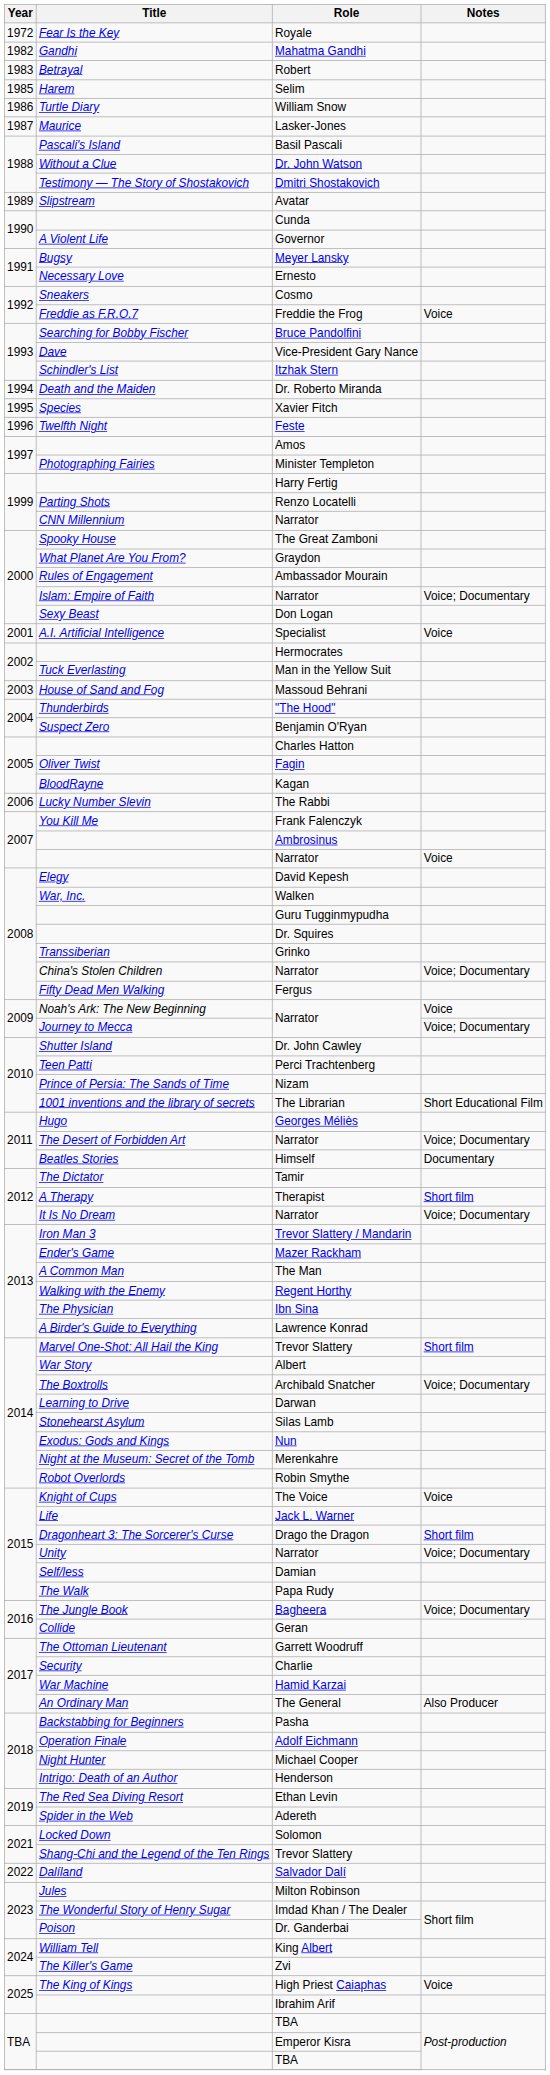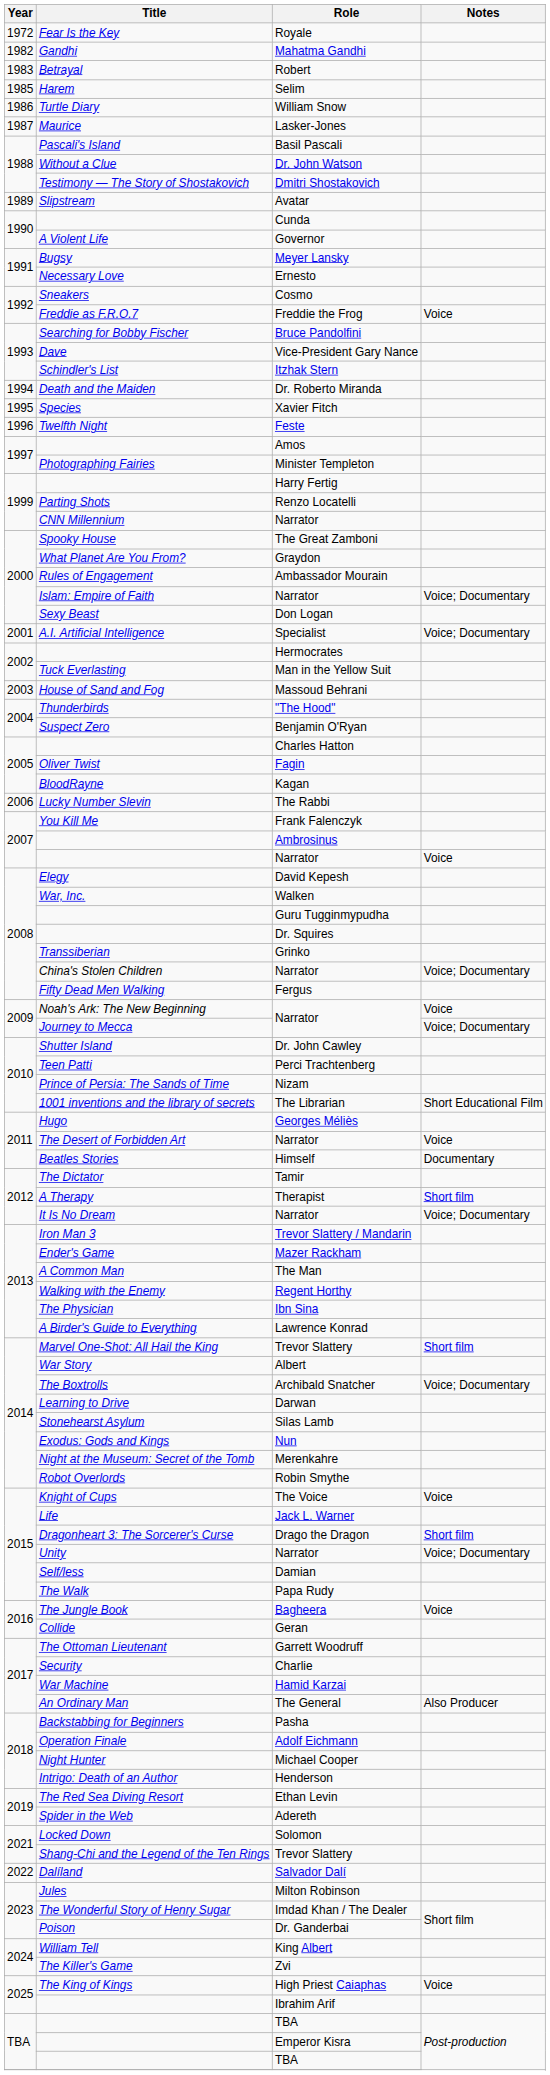(438, 633) Voice -> (477, 633) Voice; Documentary
(477, 1140) Voice; Documentary -> (438, 1140) Voice
(477, 1609) Voice; Documentary -> (438, 1609) Voice
